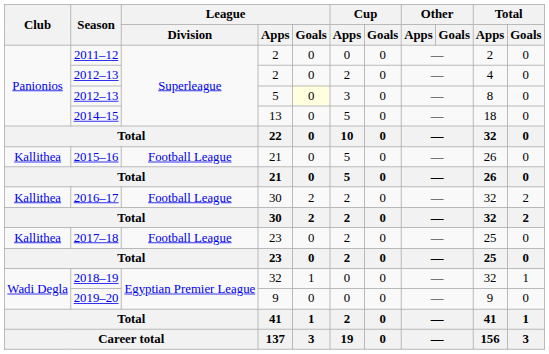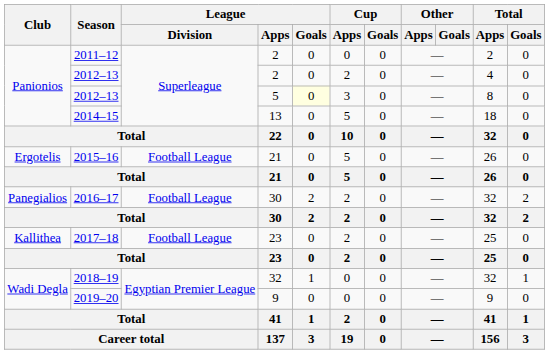(38, 156) Kallithea -> (38, 156) Ergotelis
(38, 197) Kallithea -> (38, 197) Panegialios
